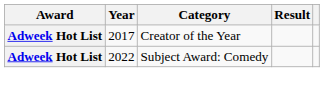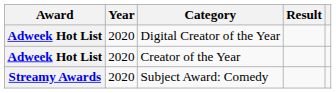+ row: (210, 35)
(121, 35) 2017 -> (121, 56) 2020
(55, 56) Adweek Hot List -> (55, 77) Streamy Awards
(121, 56) 2022 -> (121, 77) 2020
